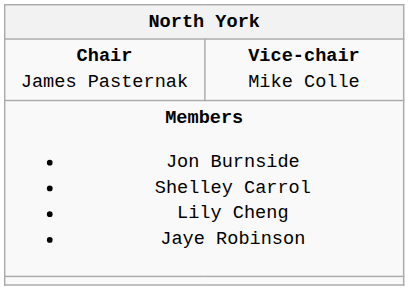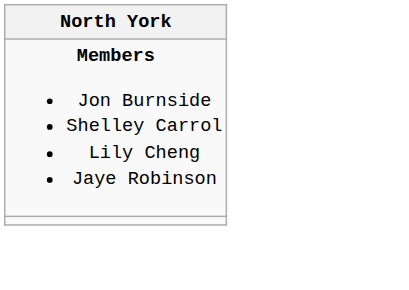- row: (104, 69)
